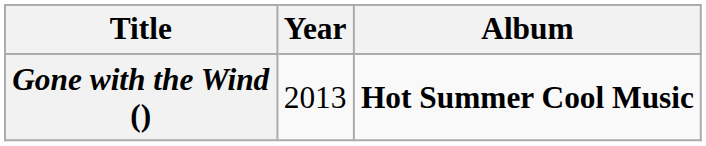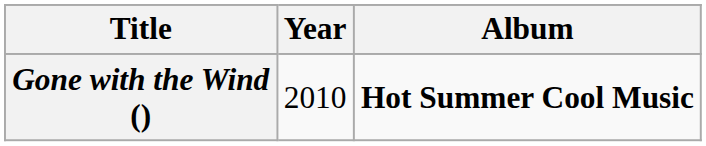(315, 96) 2013 -> (315, 96) 2010
